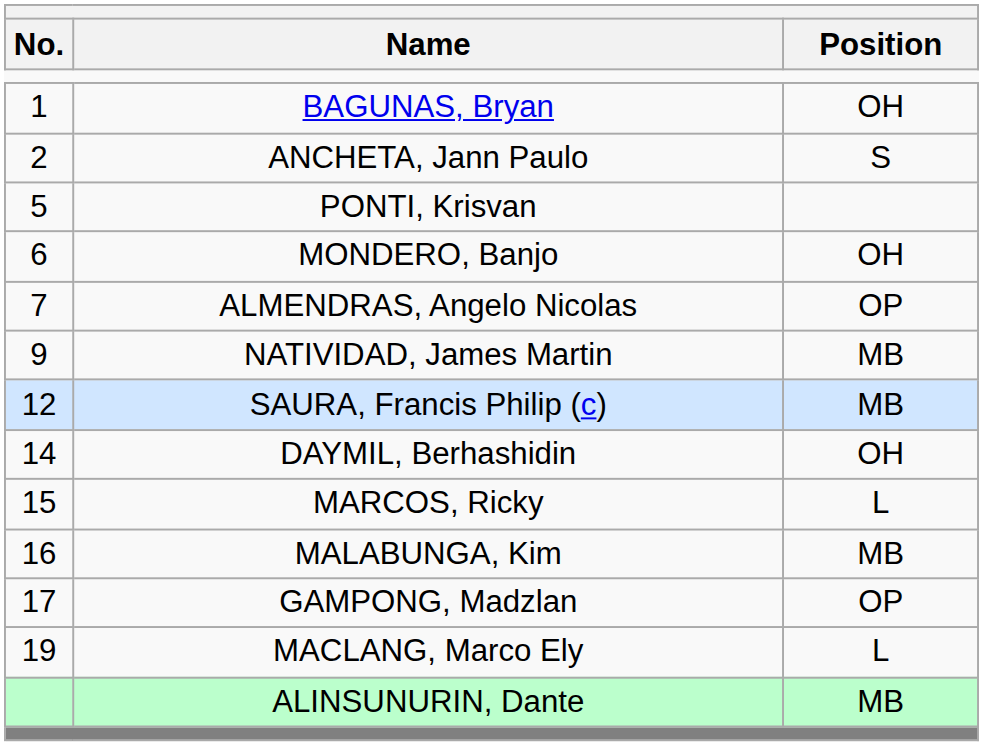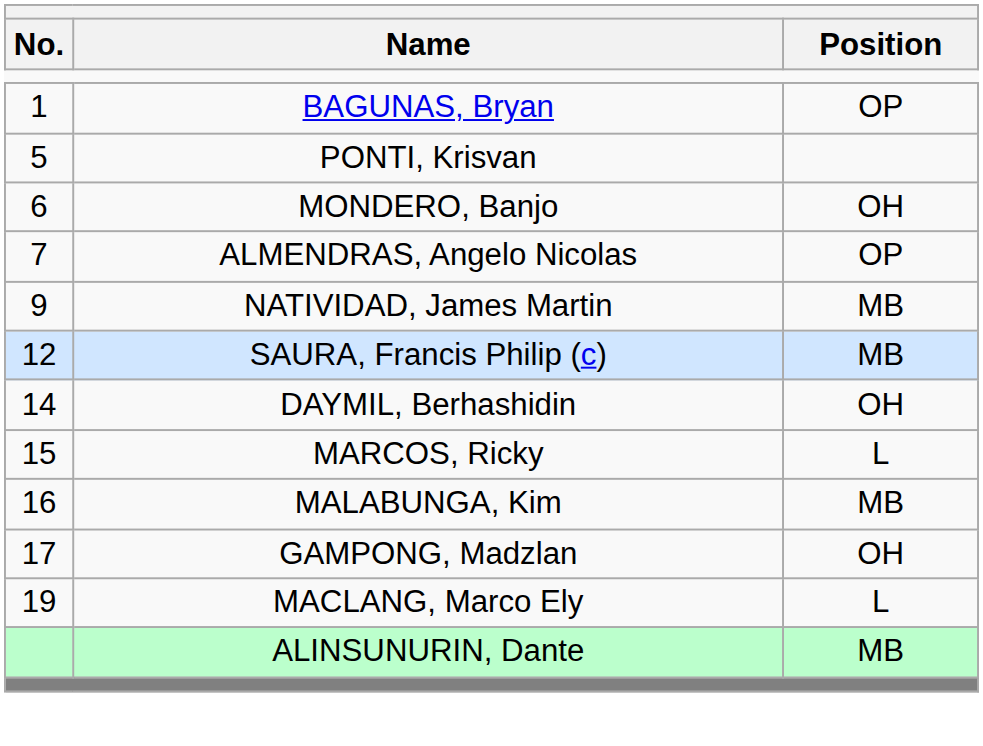(881, 107) OH -> (881, 107) OP
- row: (39, 156)
(881, 602) OP -> (881, 552) OH
